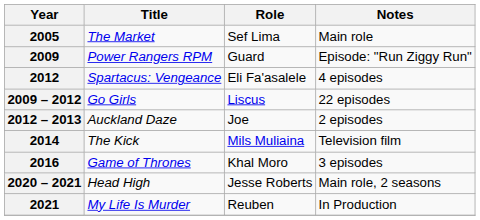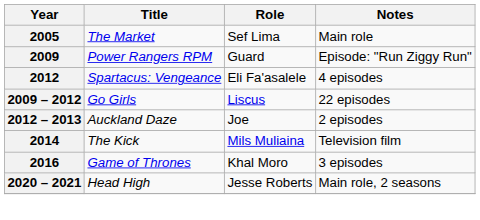- row: (44, 204)
